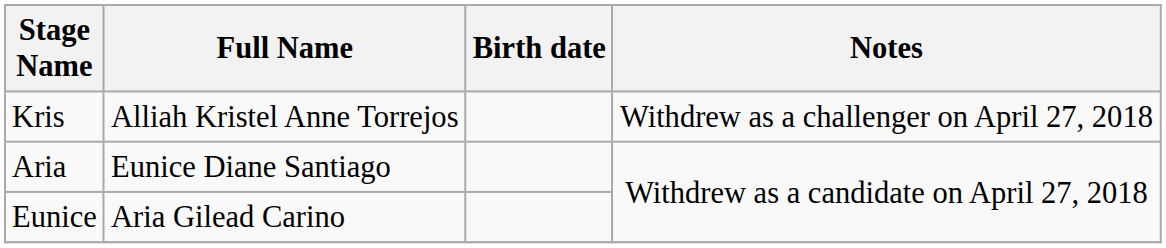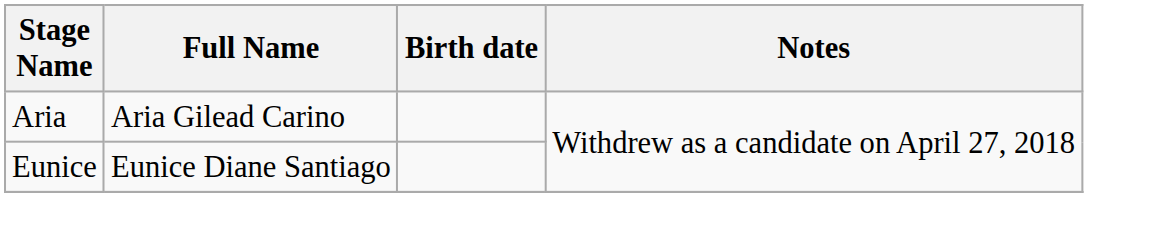- row: (38, 116)
(251, 166) Eunice Diane Santiago -> (228, 116) Aria Gilead Carino
(228, 217) Aria Gilead Carino -> (251, 166) Eunice Diane Santiago
